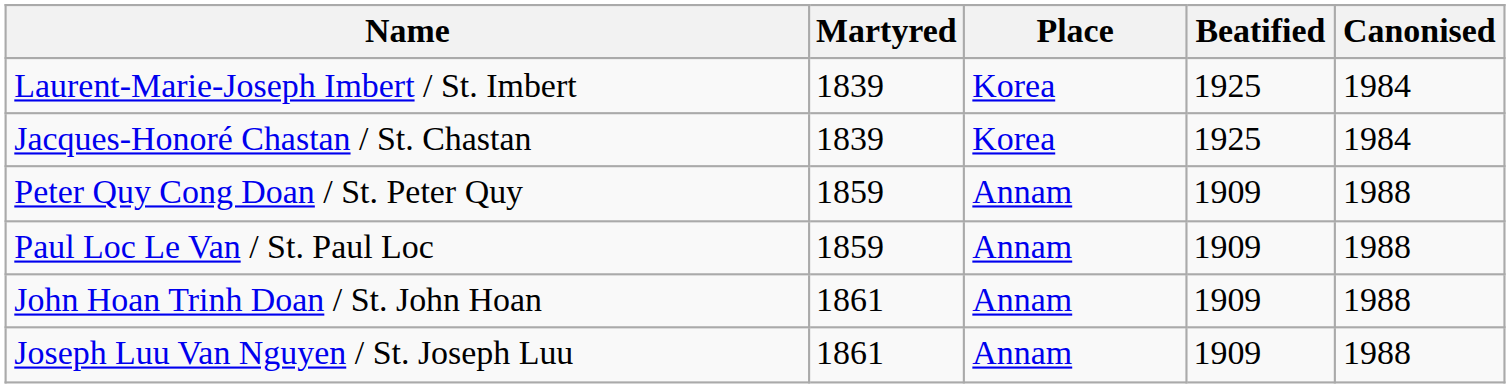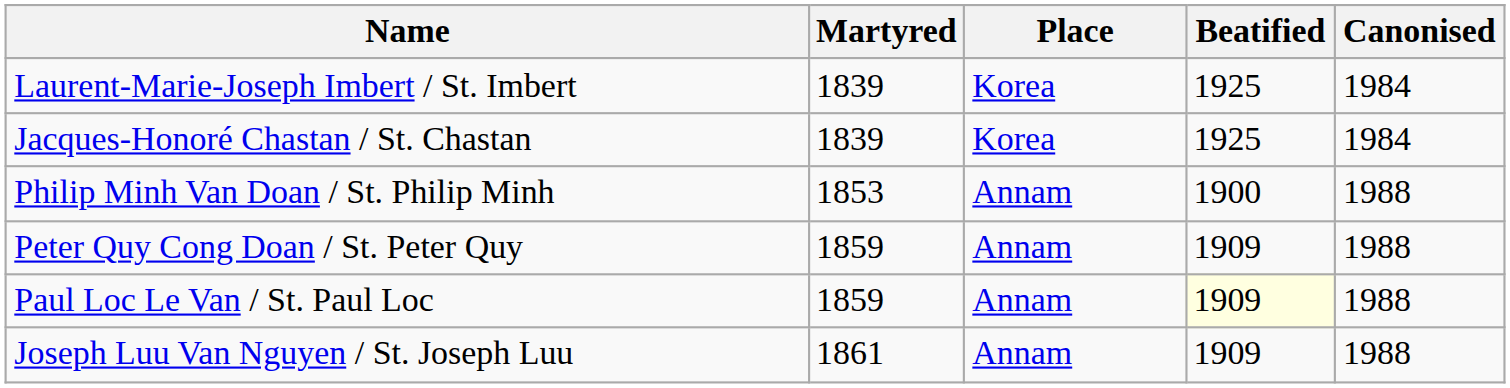+ row: (284, 192)
(1227, 246) no background -> (1227, 300) lightyellow background
- row: (278, 300)
